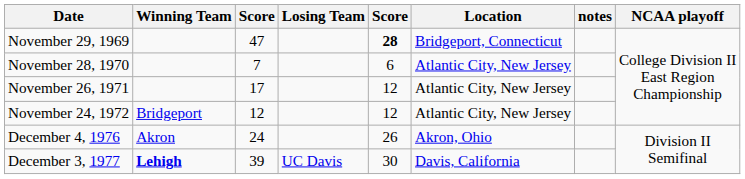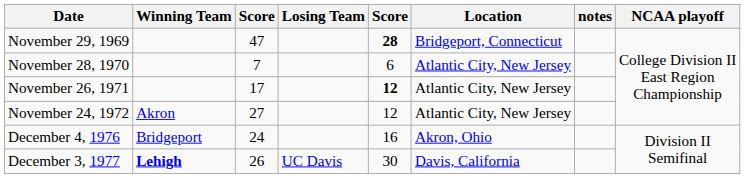(390, 88) normal -> (390, 88) bold
(169, 112) Bridgeport -> (156, 112) Akron
(257, 112) 12 -> (257, 112) 27
(156, 137) Akron -> (169, 137) Bridgeport
(390, 137) 26 -> (390, 137) 16
(257, 161) 39 -> (257, 161) 26
